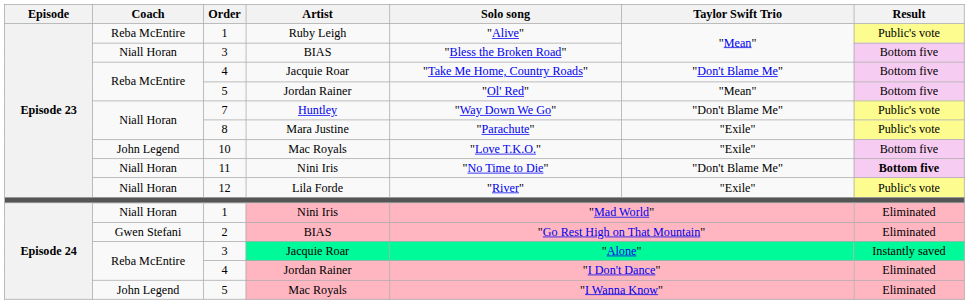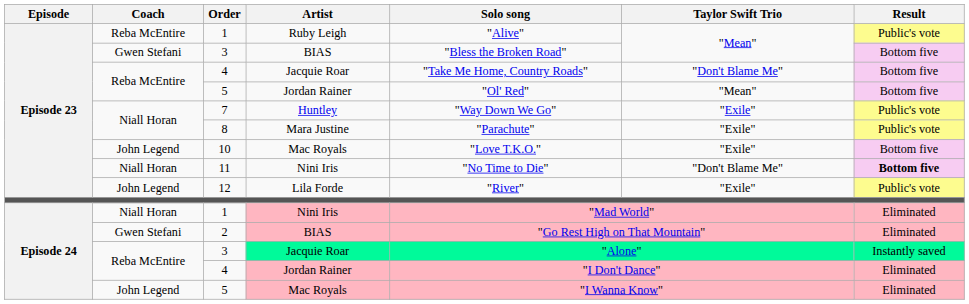(148, 52) Niall Horan -> (148, 52) Gwen Stefani
(738, 110) "Don't Blame Me" -> (738, 110) "Exile"
(148, 187) Niall Horan -> (148, 187) John Legend
